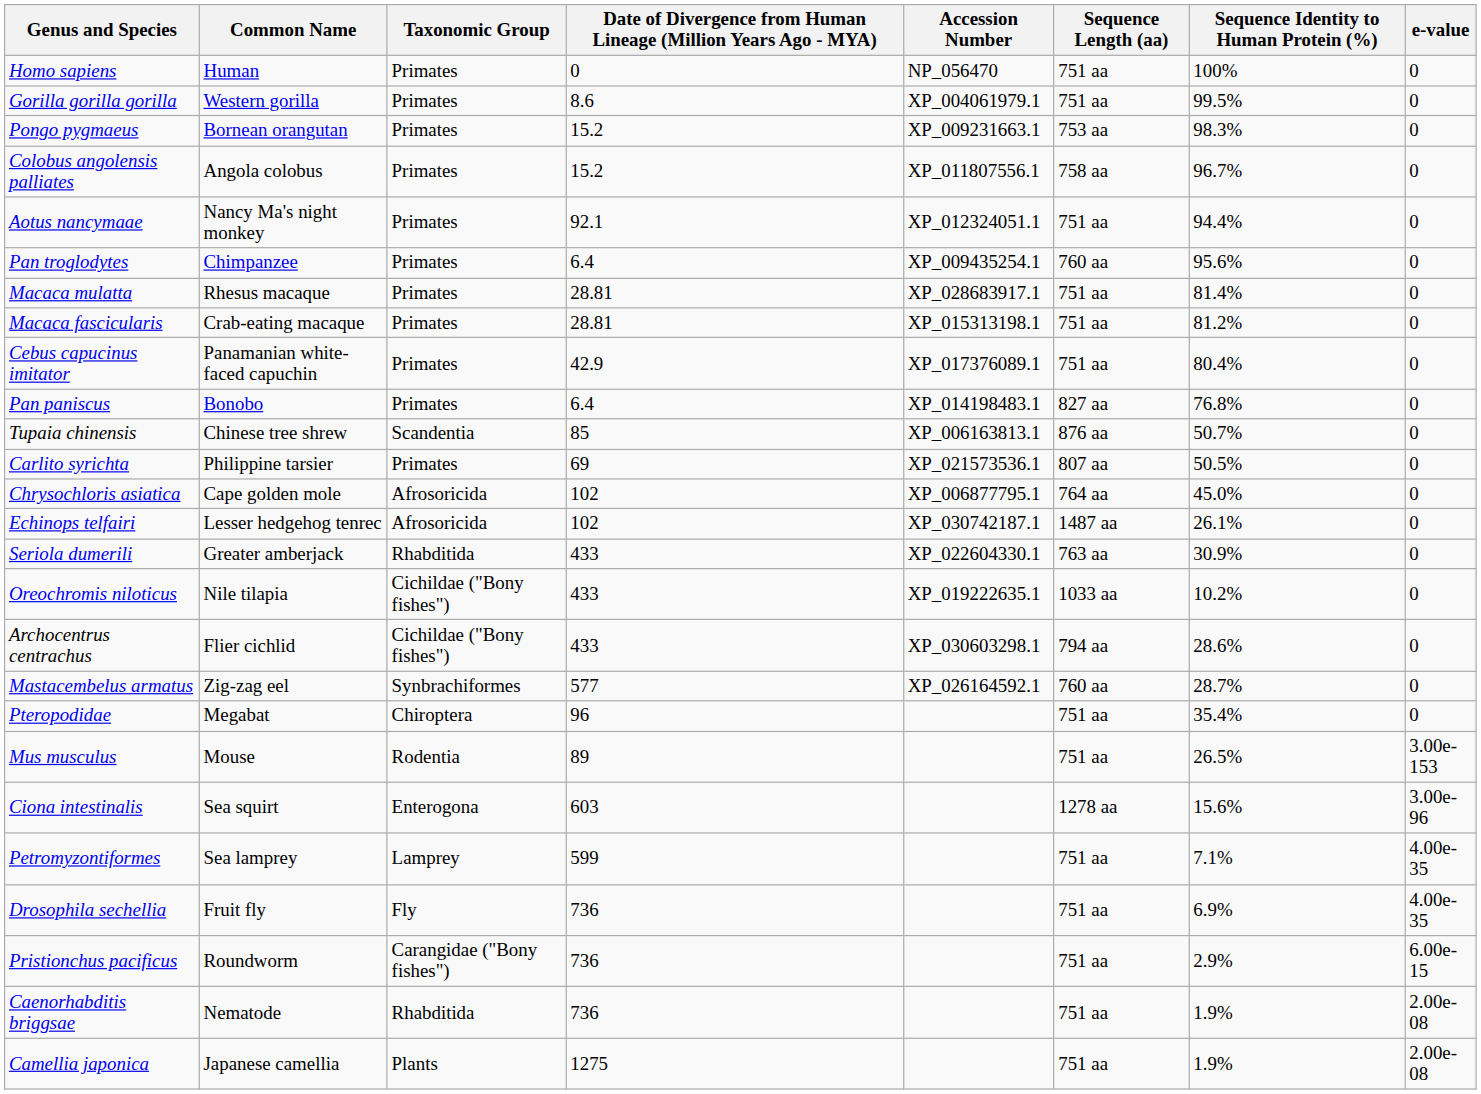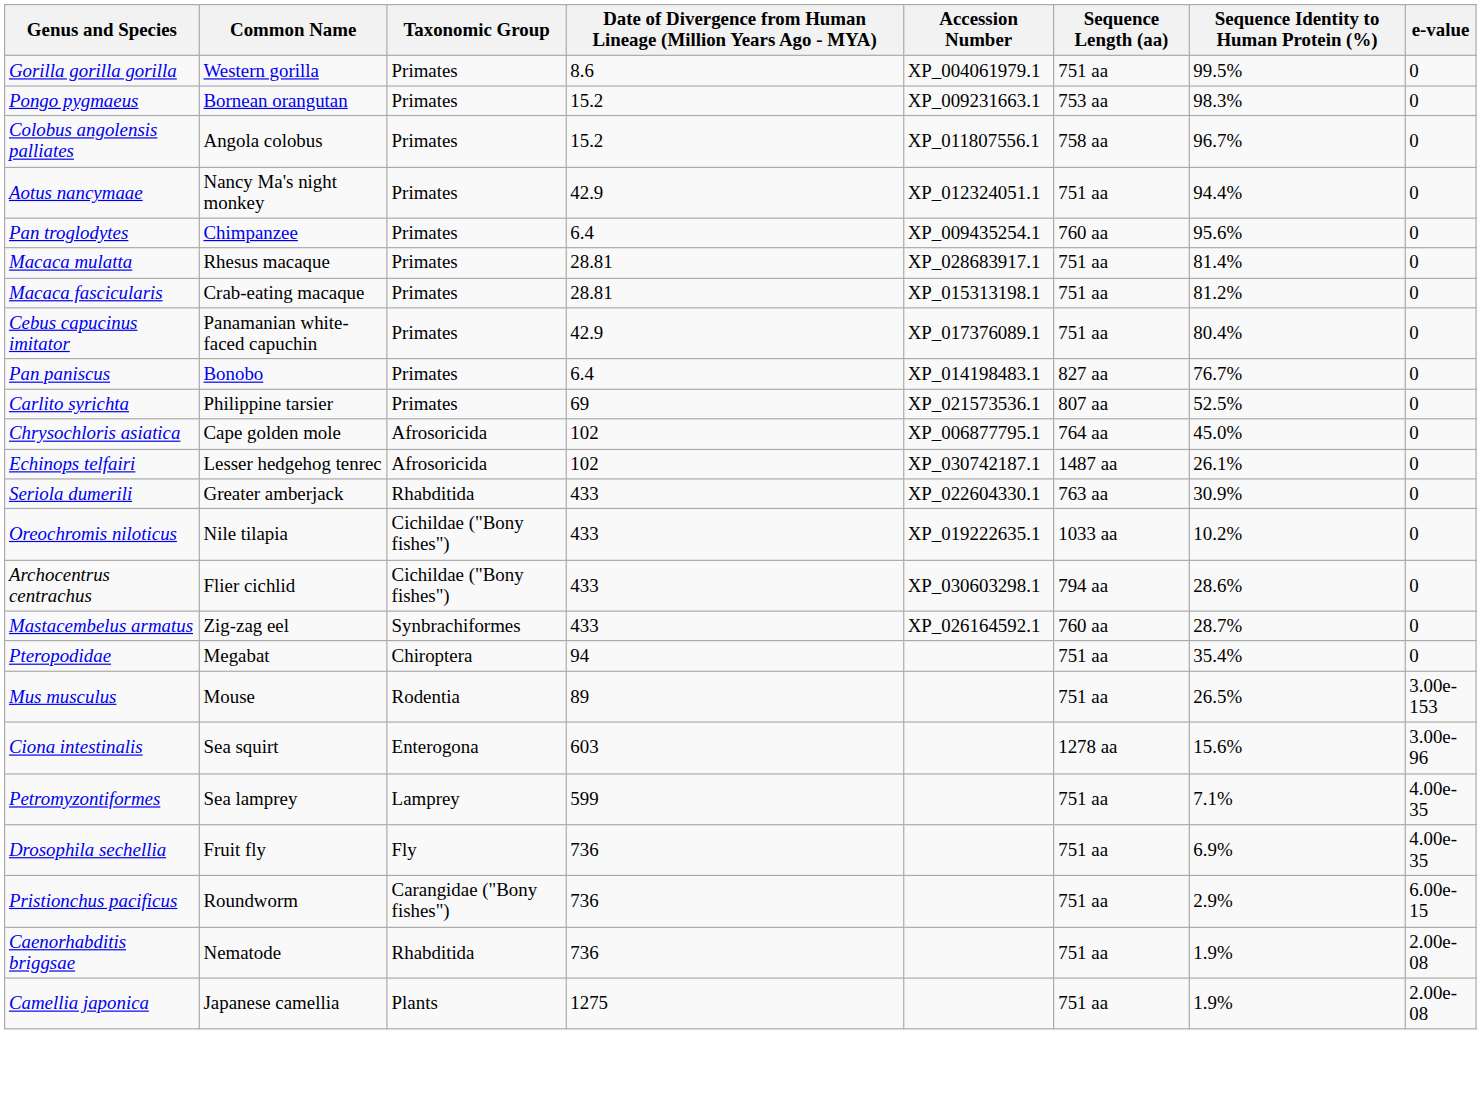- row: (63, 70)
(587, 222) 92.1 -> (587, 192) 42.9
(1218, 403) 76.8% -> (1218, 373) 76.7%
- row: (73, 433)
(1218, 463) 50.5% -> (1218, 403) 52.5%
(584, 685) 577 -> (584, 625) 433
(580, 715) 96 -> (580, 655) 94
